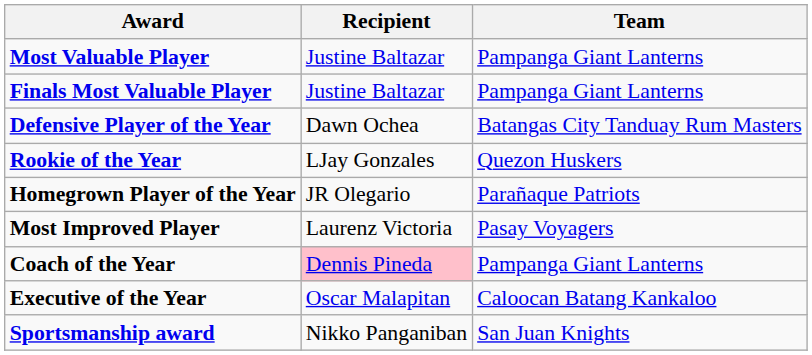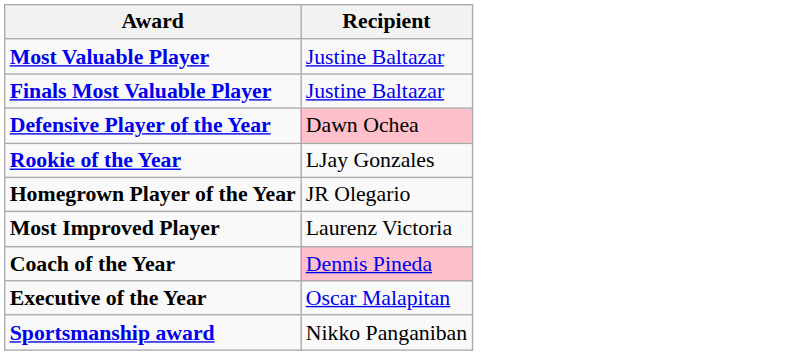- column: (639, 21)
(362, 125) no background -> (362, 125) pink background
